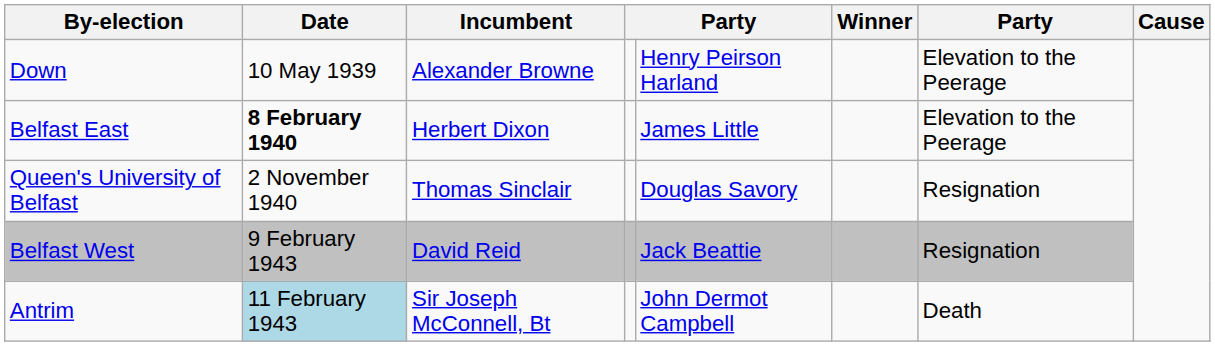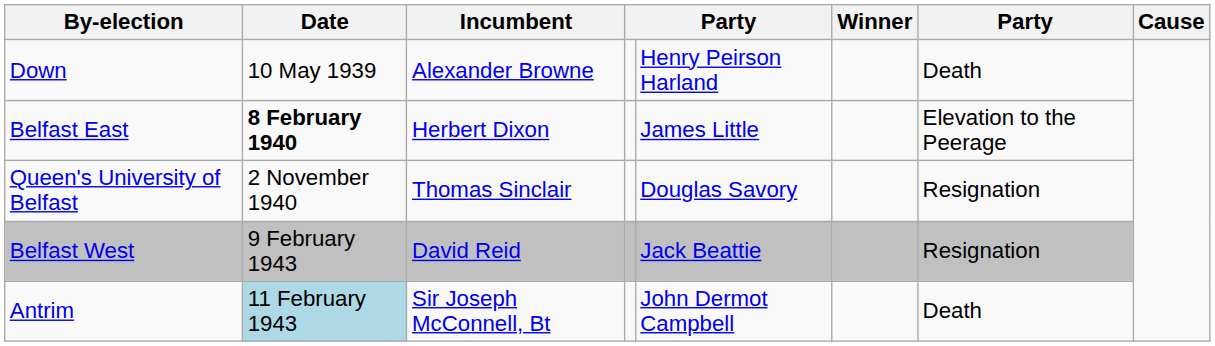(999, 69) Elevation to the Peerage -> (952, 69) Death
